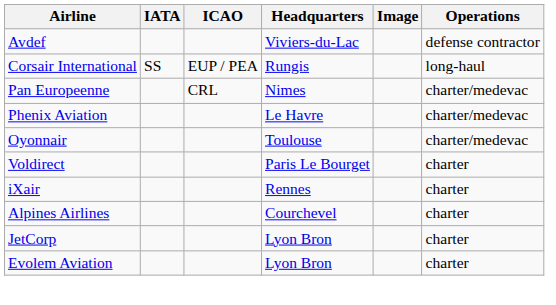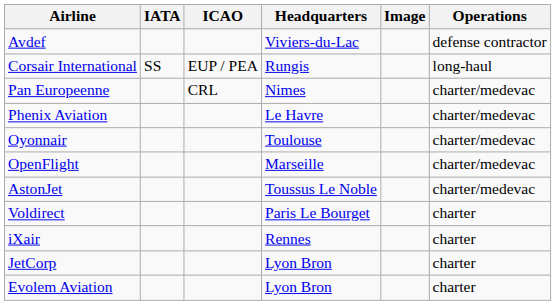+ row: (43, 164)
+ row: (35, 189)
- row: (59, 213)
